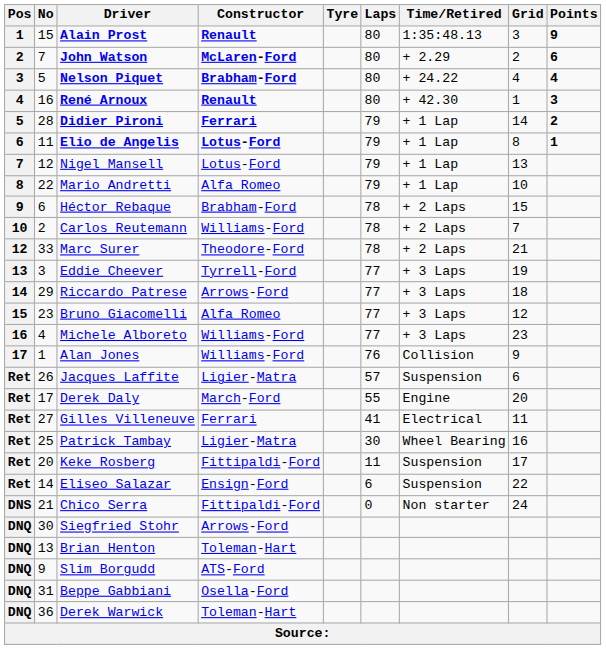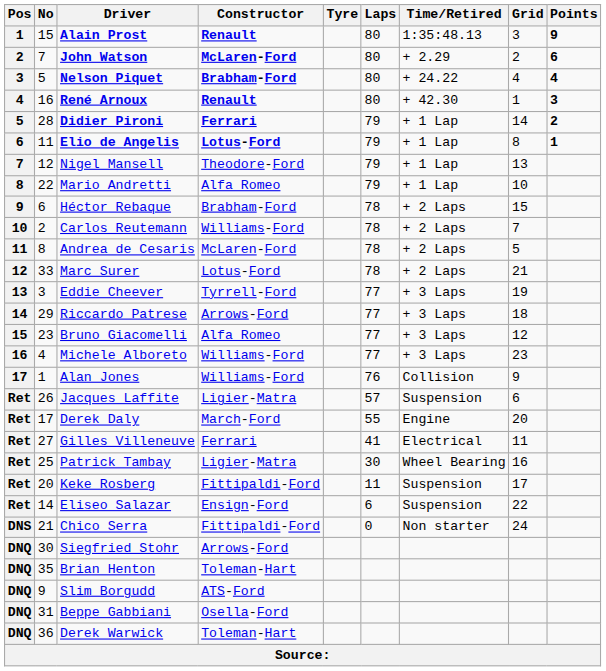(241, 165) Lotus-Ford -> (253, 165) Theodore-Ford
+ row: (127, 250)
(253, 250) Theodore-Ford -> (241, 272) Lotus-Ford
(46, 549) 13 -> (46, 570) 35
